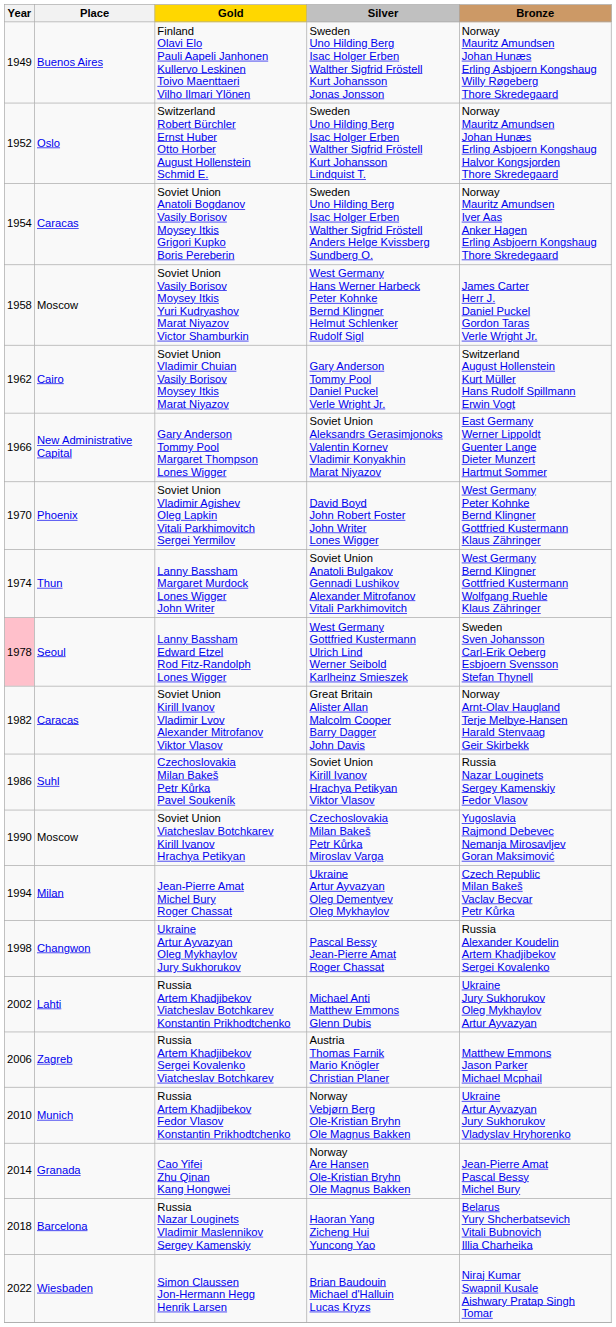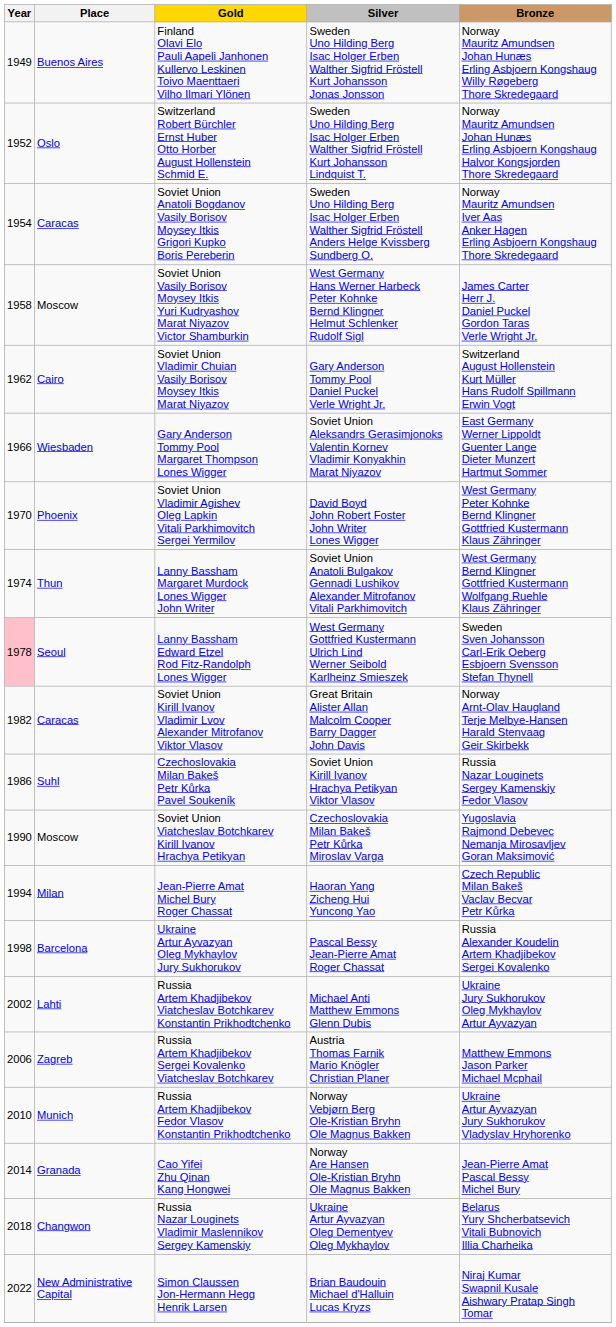(85, 447) New Administrative Capital -> (65, 447) Wiesbaden
(351, 893) Ukraine Artur Ayvazyan Oleg Dementyev Oleg Mykhaylov -> (342, 899) Haoran Yang Zicheng Hui Yuncong Yao
(64, 948) Changwon -> (62, 948) Barcelona
(62, 1226) Barcelona -> (64, 1226) Changwon
(342, 1232) Haoran Yang Zicheng Hui Yuncong Yao -> (351, 1226) Ukraine Artur Ayvazyan Oleg Dementyev Oleg Mykhaylov
(65, 1288) Wiesbaden -> (85, 1288) New Administrative Capital
